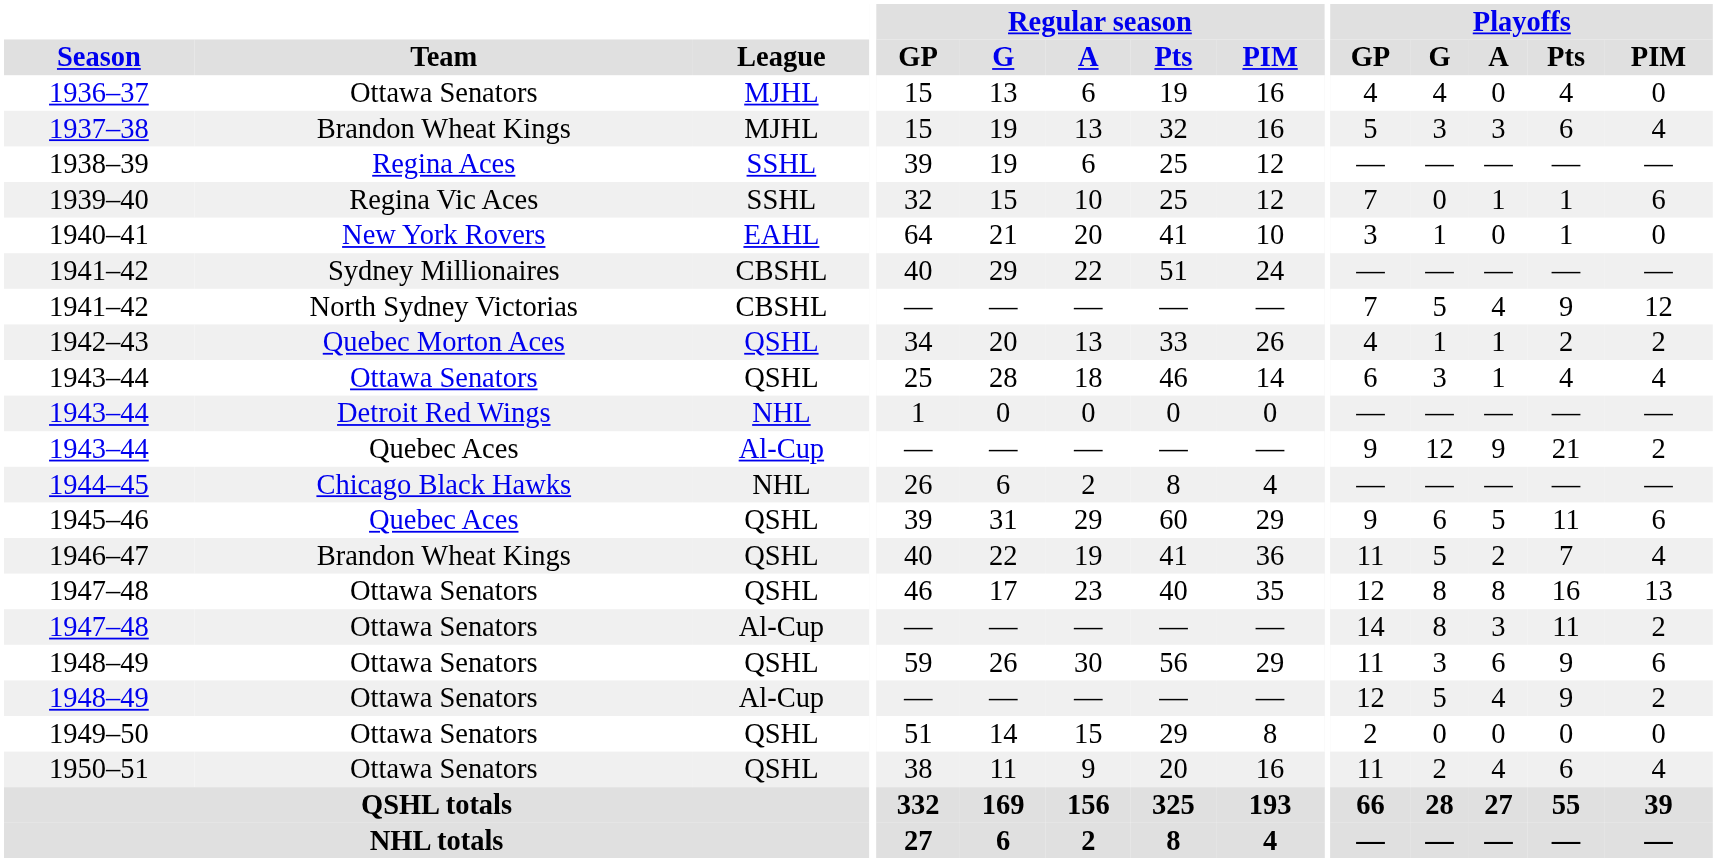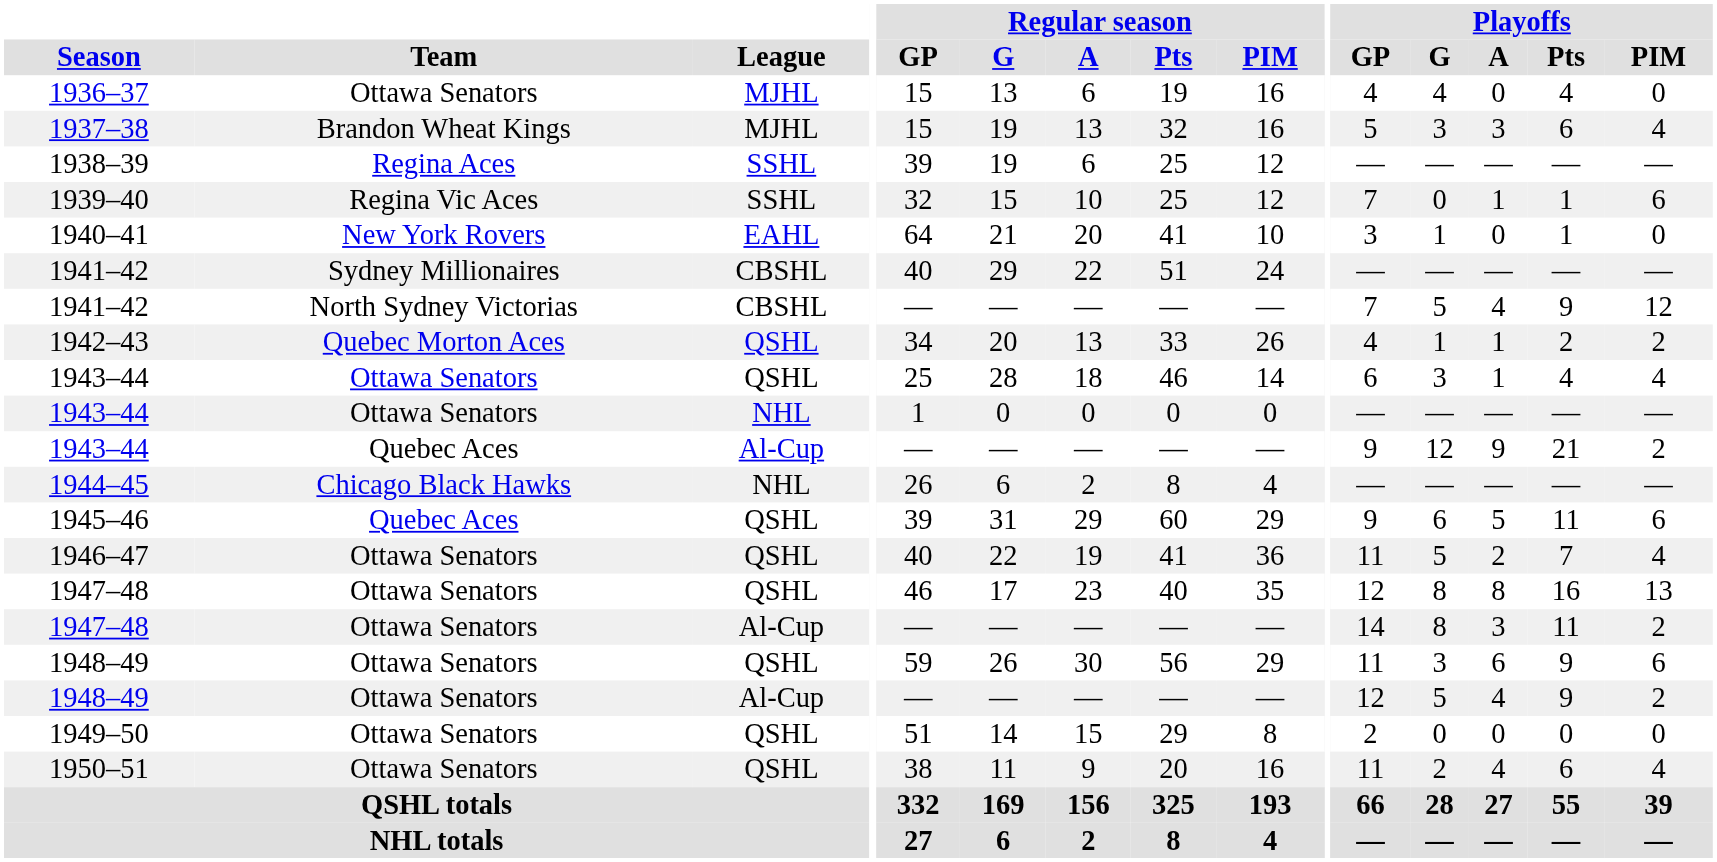(444, 413) Detroit Red Wings -> (444, 413) Ottawa Senators
(444, 555) Brandon Wheat Kings -> (444, 555) Ottawa Senators
